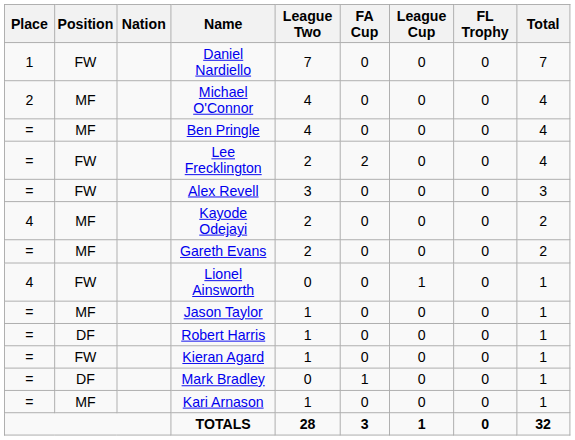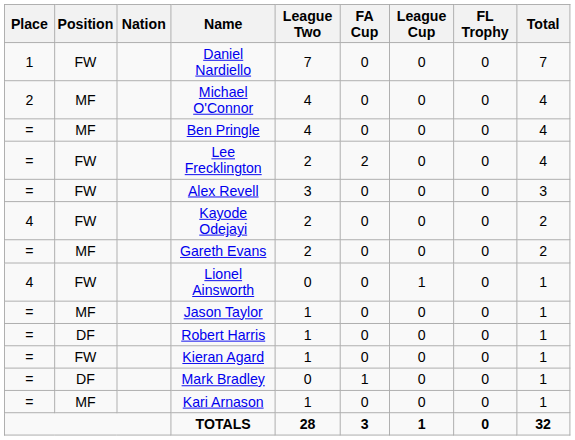(85, 221) MF -> (85, 221) FW
